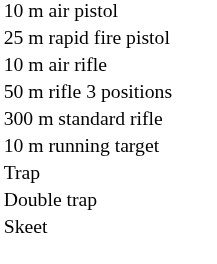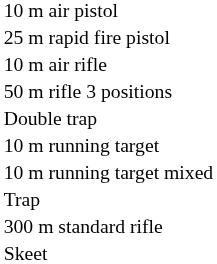rows swapped: (83, 118) <-> (50, 200)
+ row: (108, 173)
